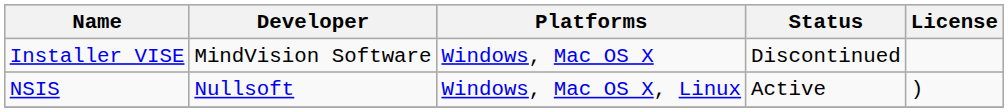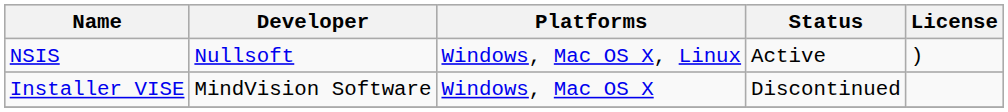rows swapped: (97, 56) <-> (35, 90)
